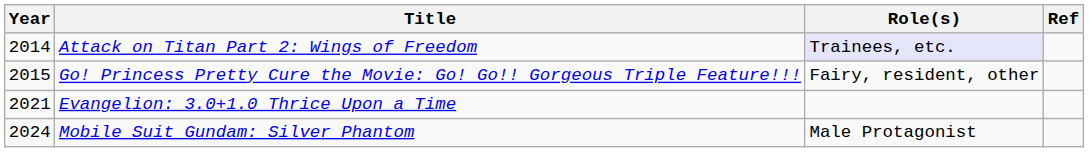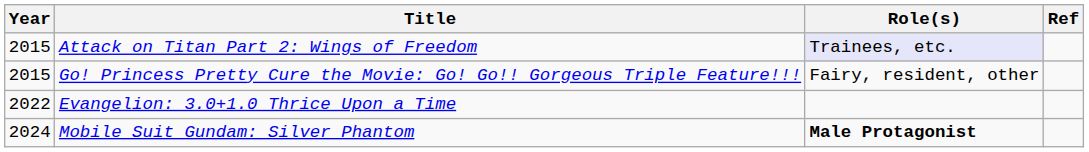(30, 47) 2014 -> (30, 47) 2015
(30, 104) 2021 -> (30, 104) 2022
(893, 132) normal -> (893, 132) bold
